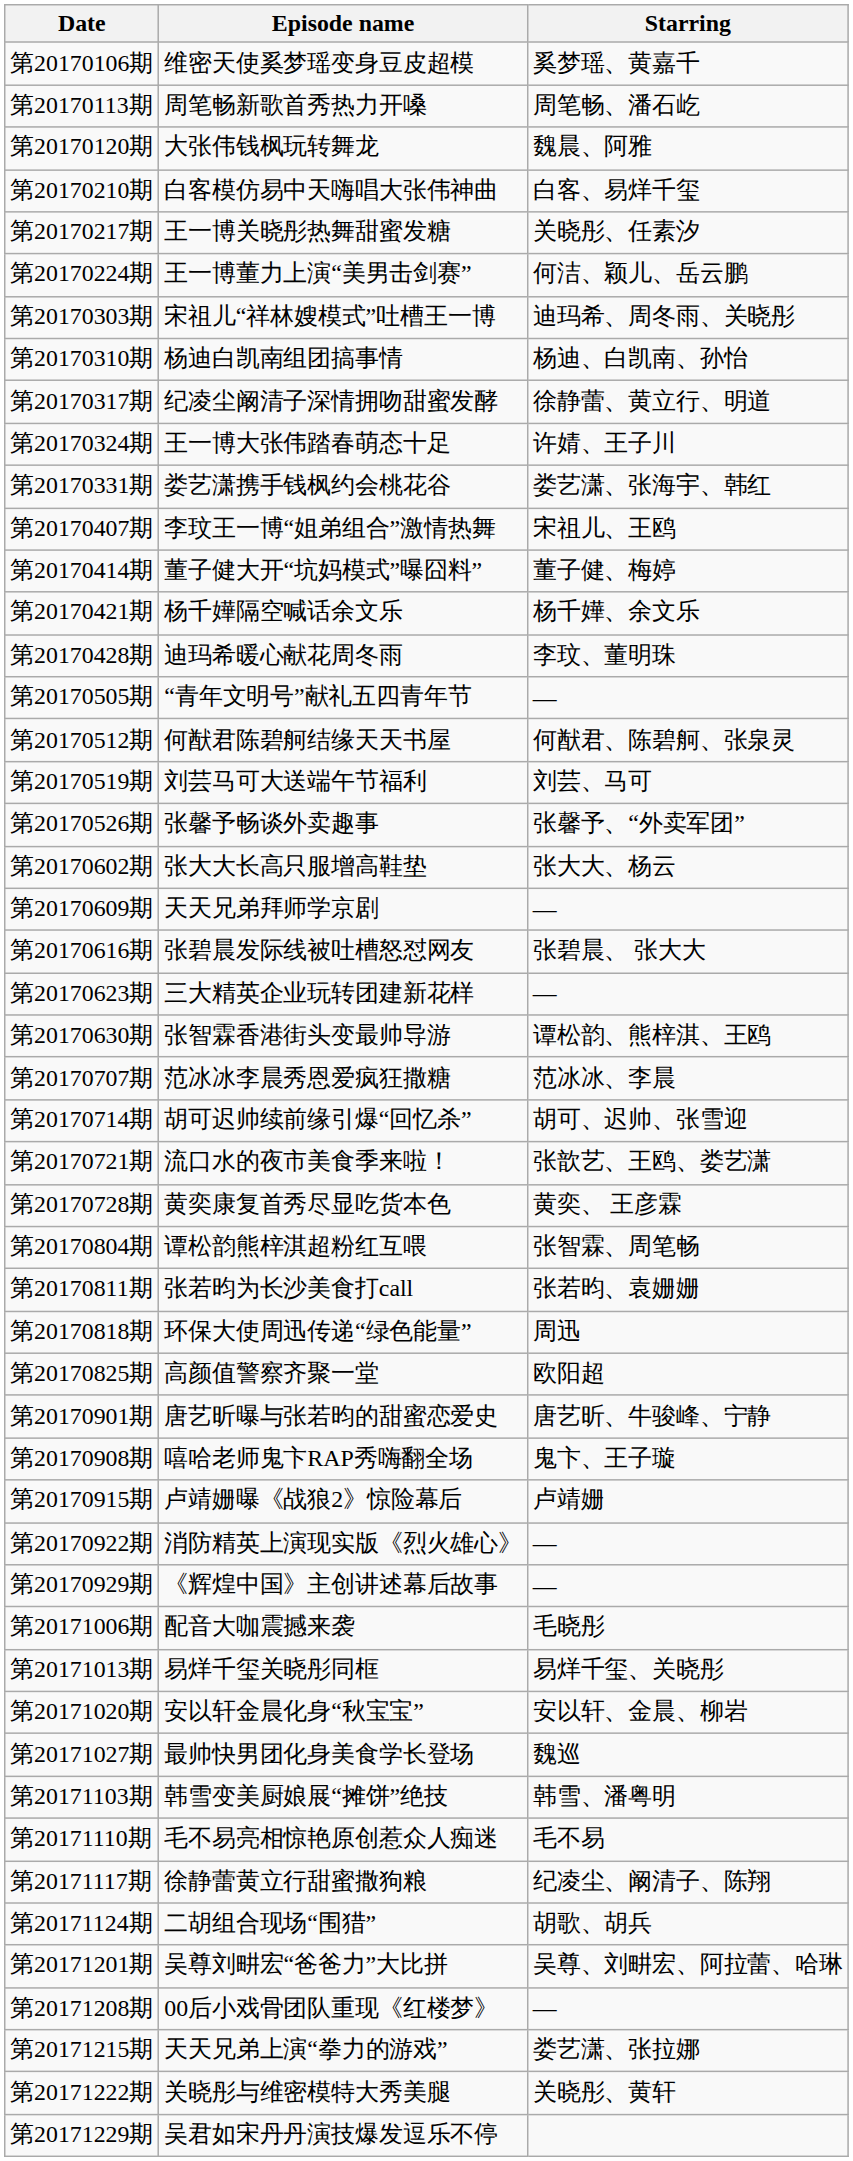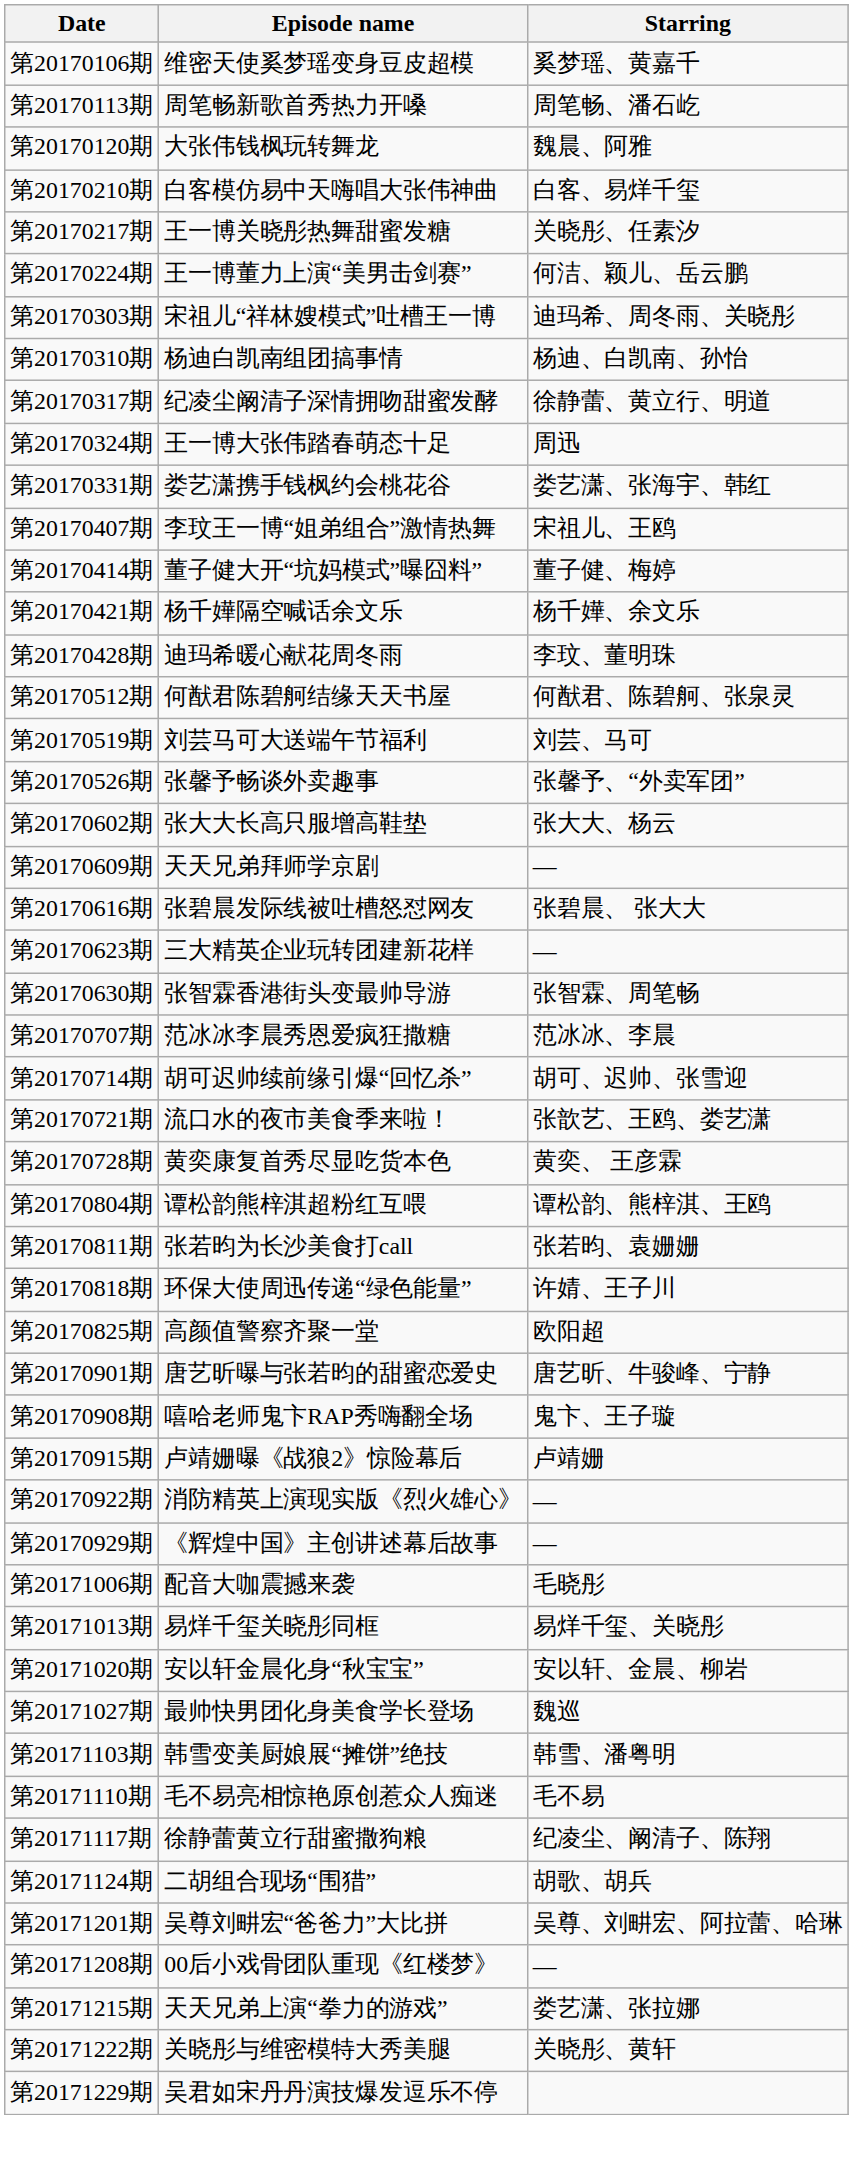(604, 443) 许婧、王子川 -> (557, 443) 周迅
- row: (82, 696)
(652, 1035) 谭松韵、熊梓淇、王鸥 -> (616, 992) 张智霖、周笔畅
(616, 1246) 张智霖、周笔畅 -> (652, 1204) 谭松韵、熊梓淇、王鸥
(557, 1331) 周迅 -> (604, 1288) 许婧、王子川
